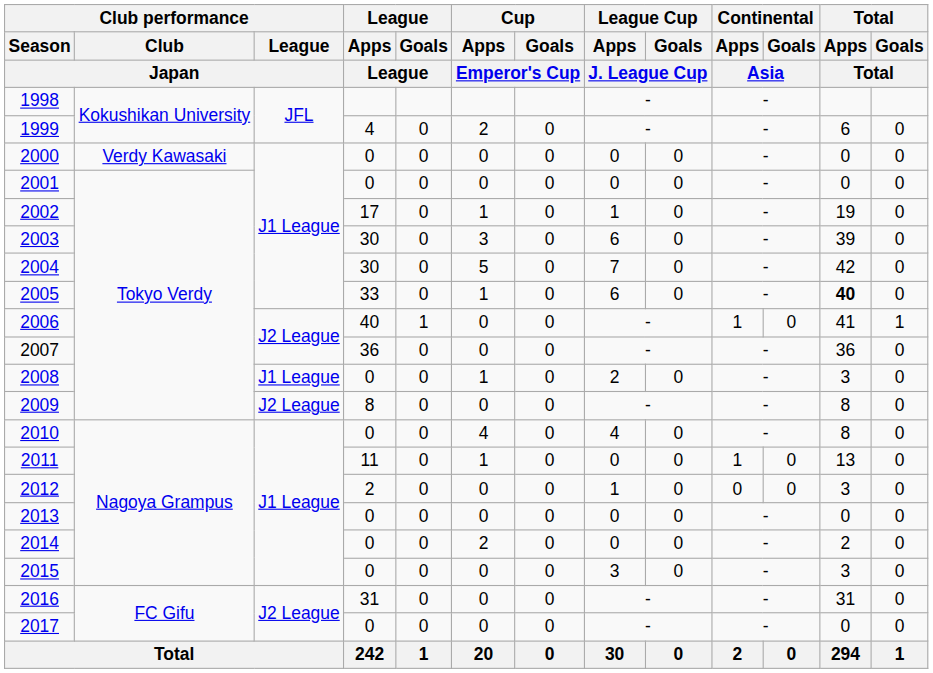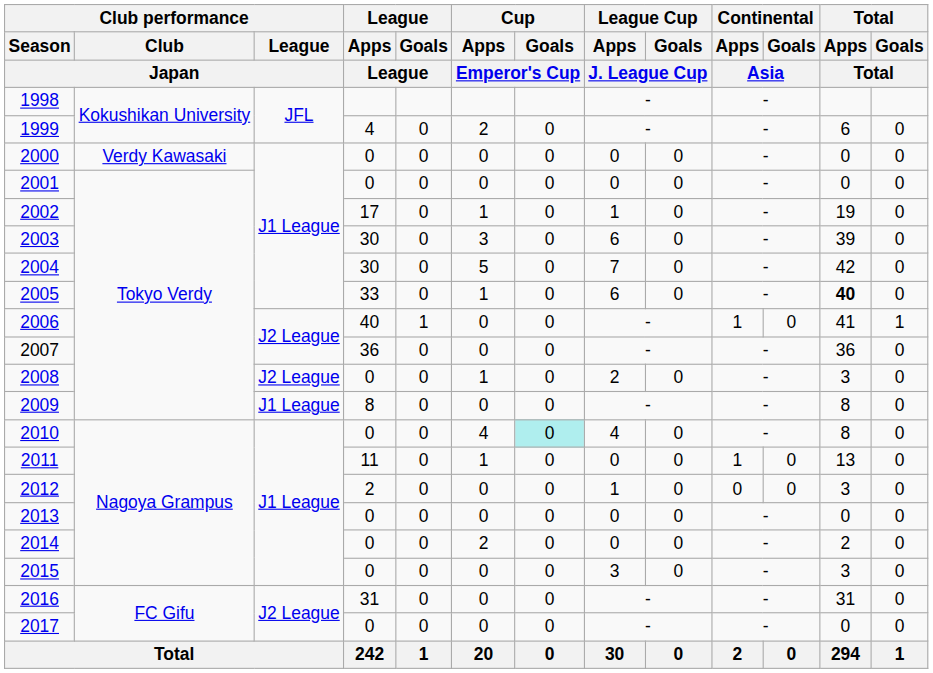(299, 377) J1 League -> (299, 377) J2 League
(299, 405) J2 League -> (299, 405) J1 League
(550, 433) no background -> (550, 433) paleturquoise background
